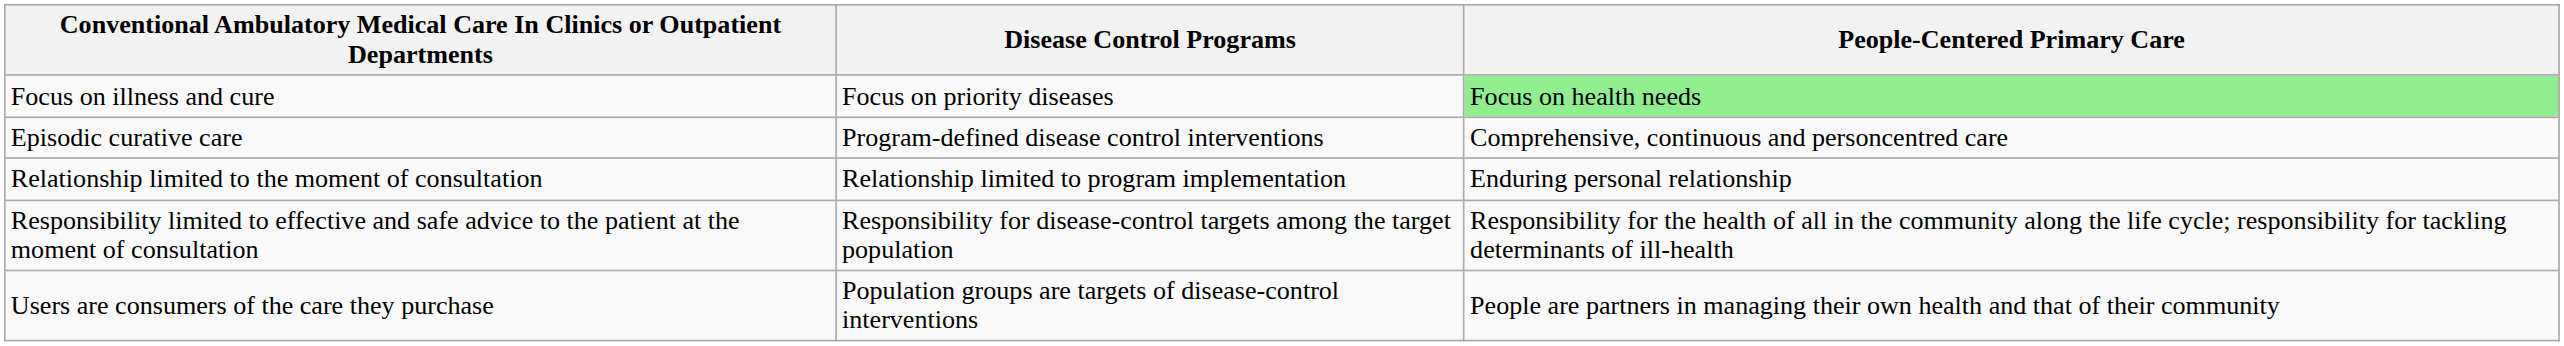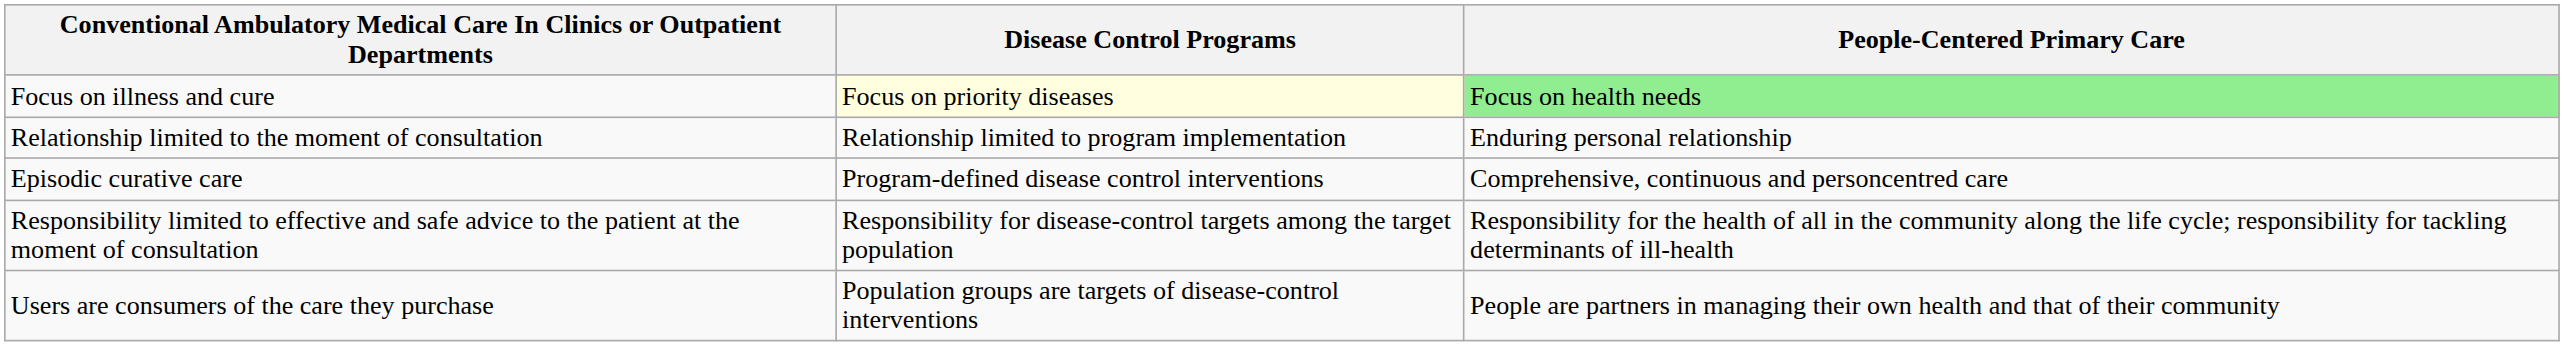(978, 95) no background -> (978, 95) lightyellow background
rows swapped: (277, 178) <-> (127, 137)
